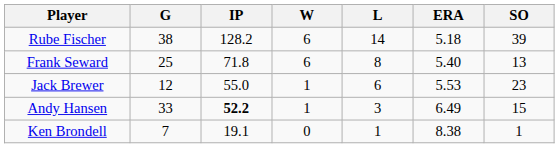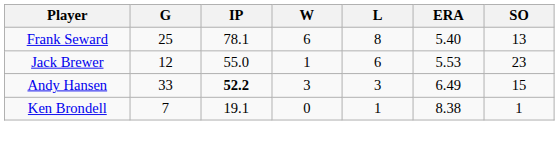- row: (67, 39)
(236, 62) 71.8 -> (236, 39) 78.1
(307, 108) 1 -> (307, 85) 3
